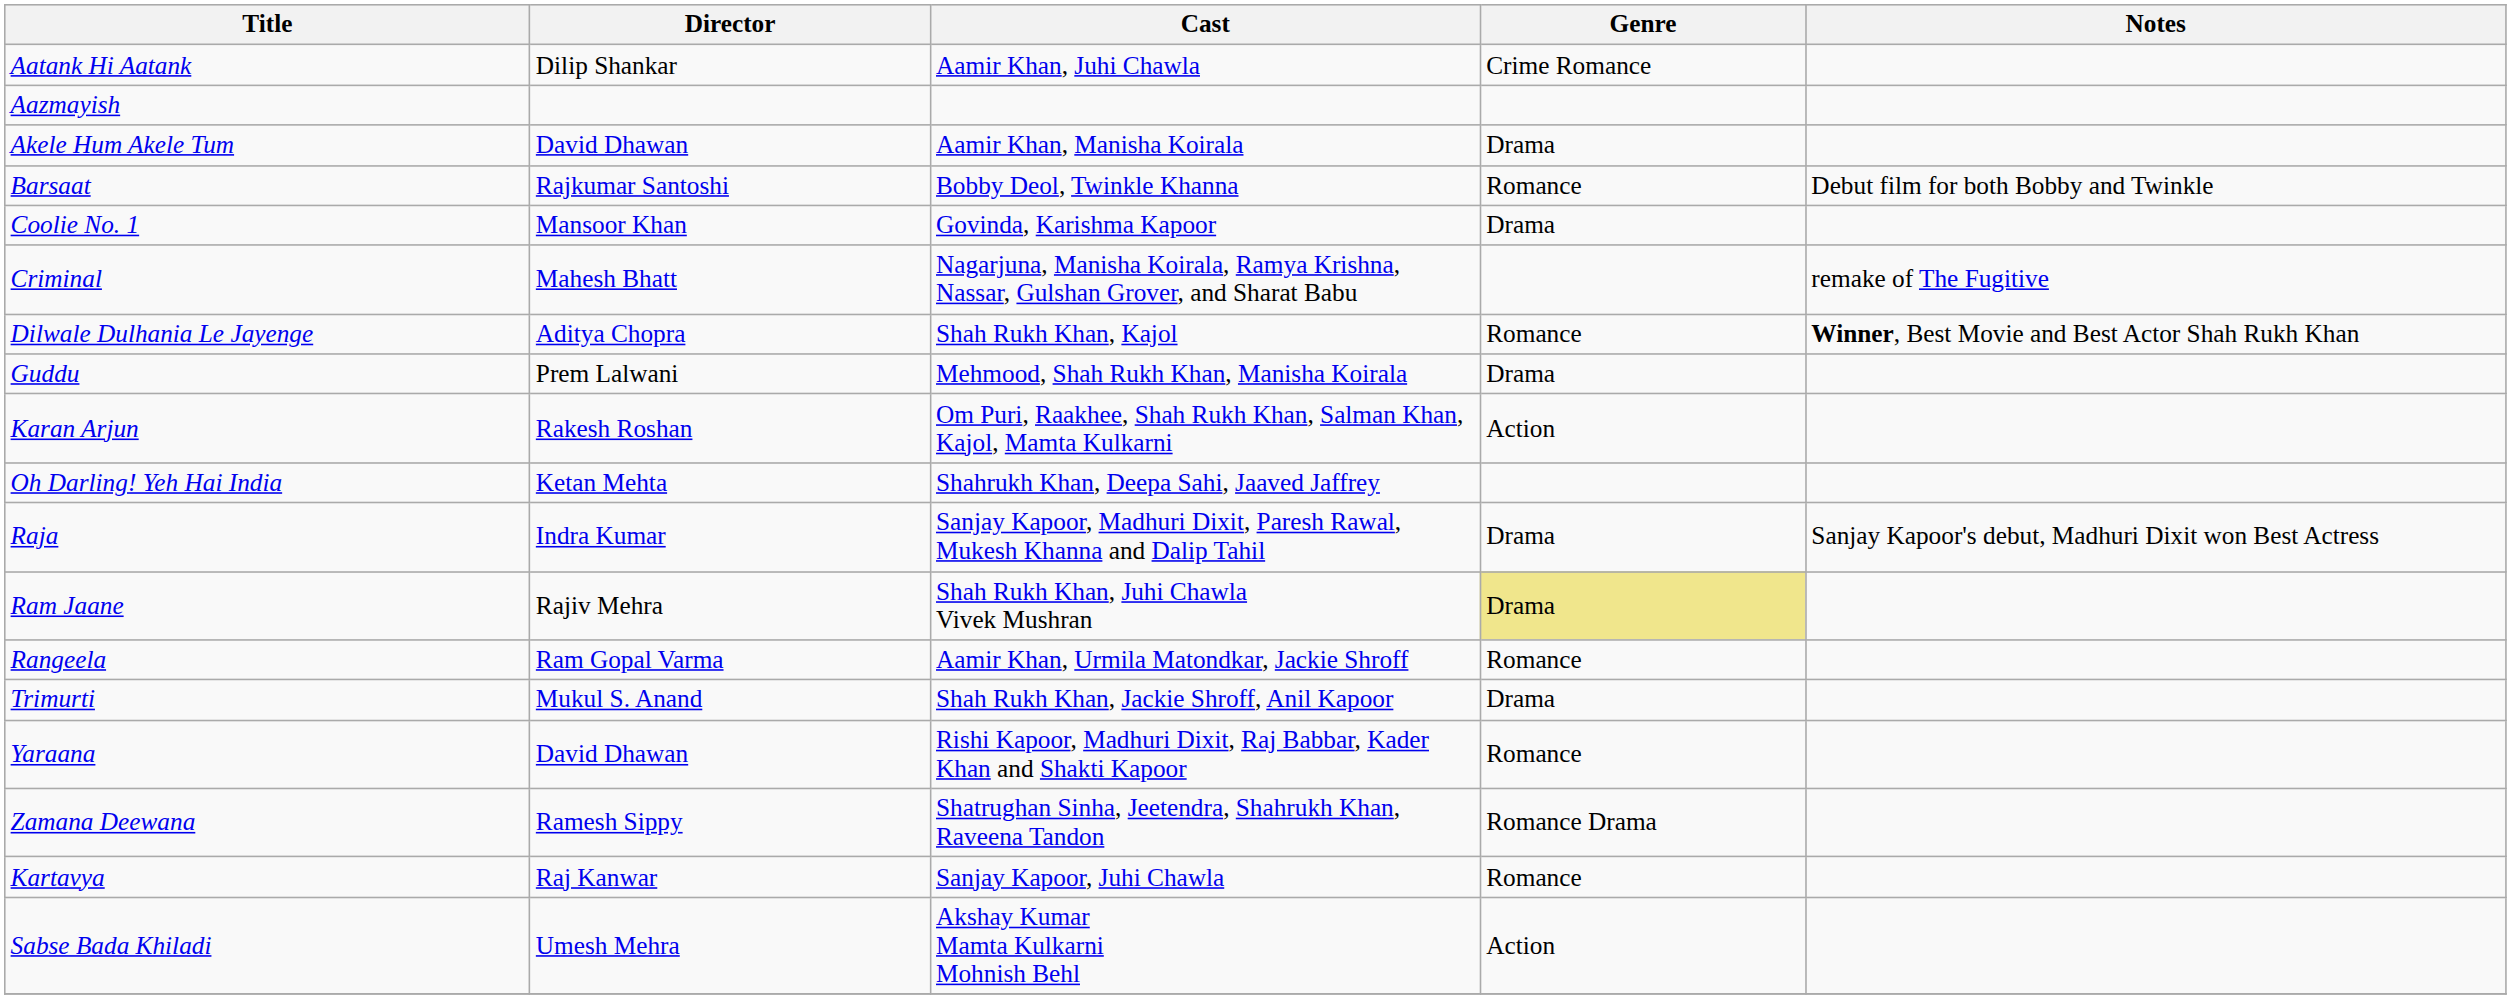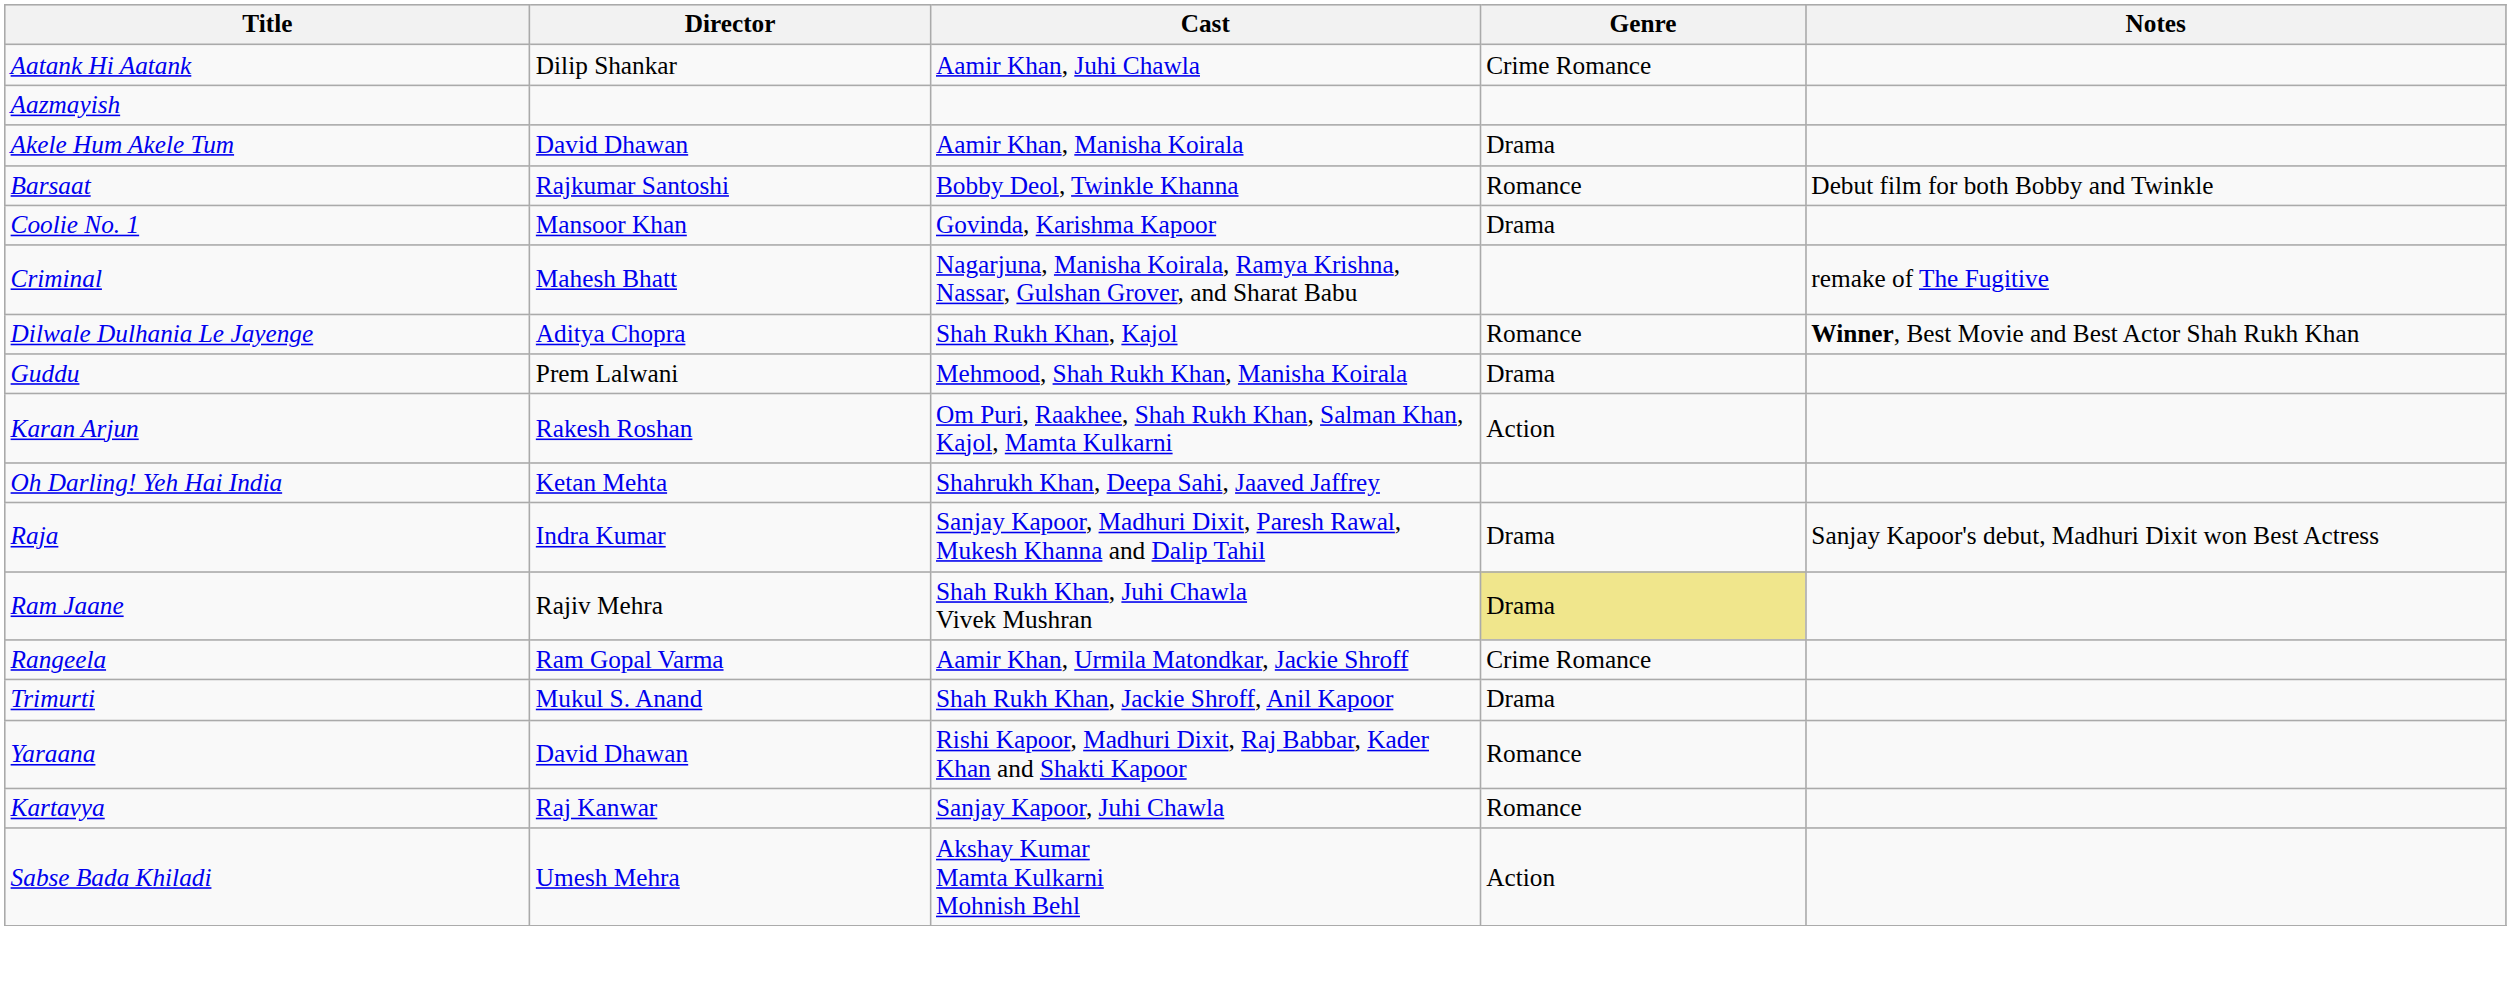(1534, 659) Romance -> (1569, 659) Crime Romance
- row: (103, 822)
